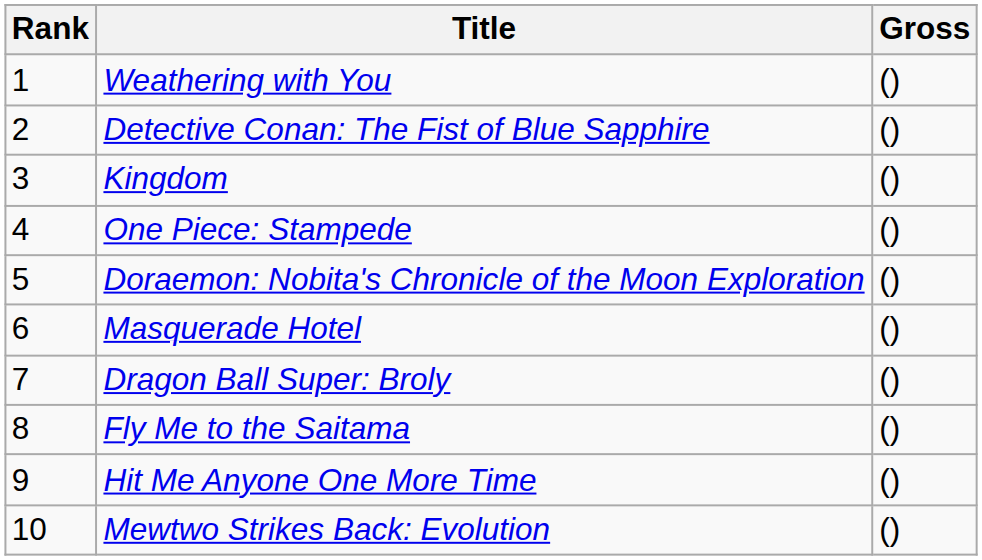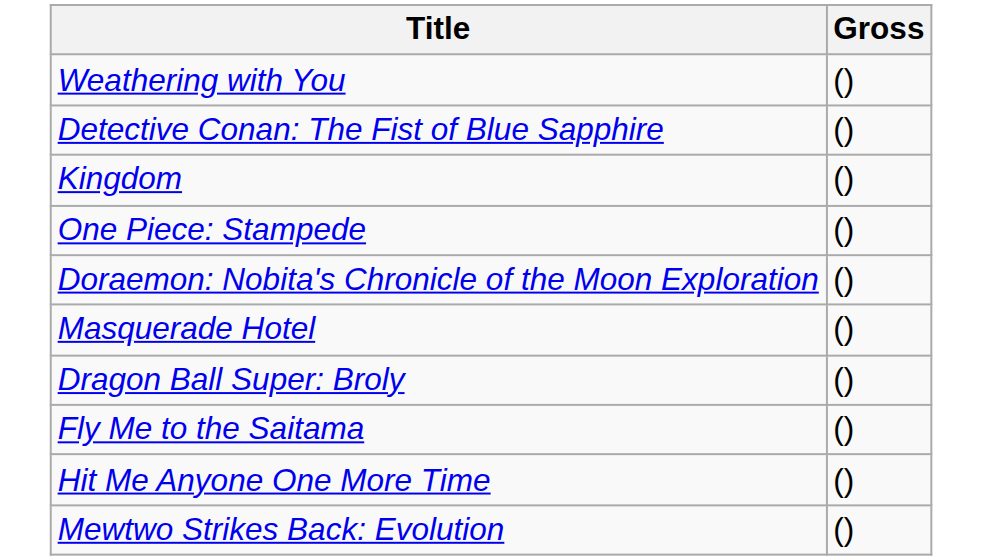- column: (50, 29)
